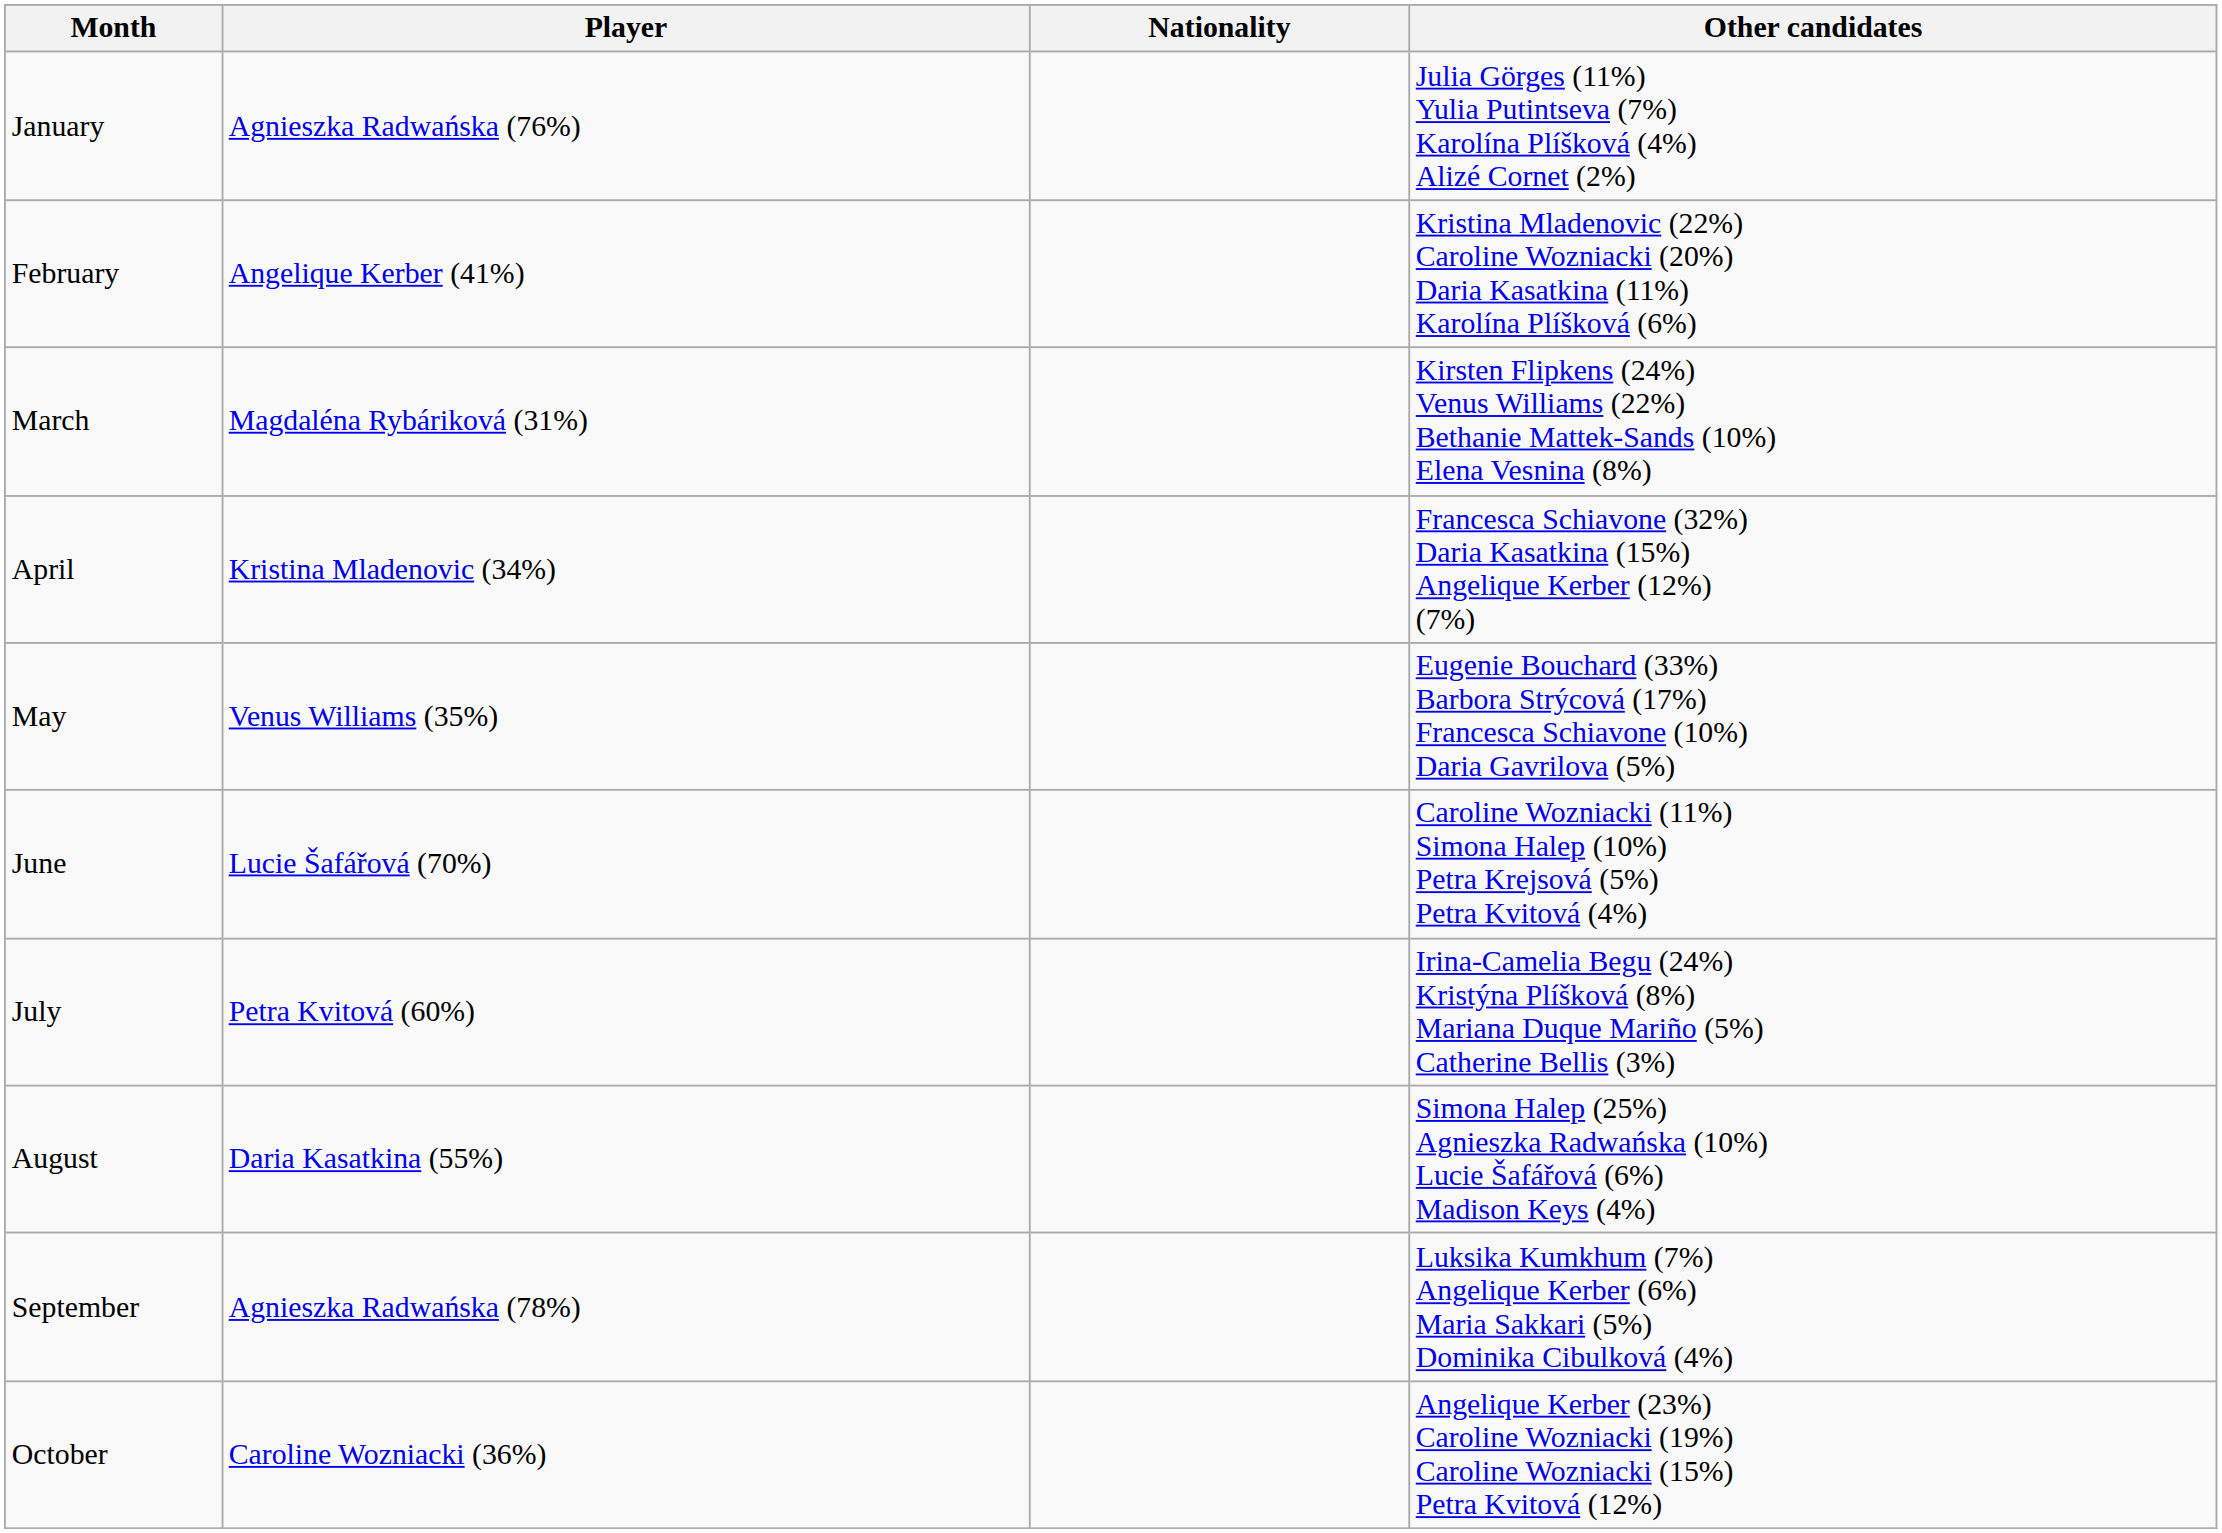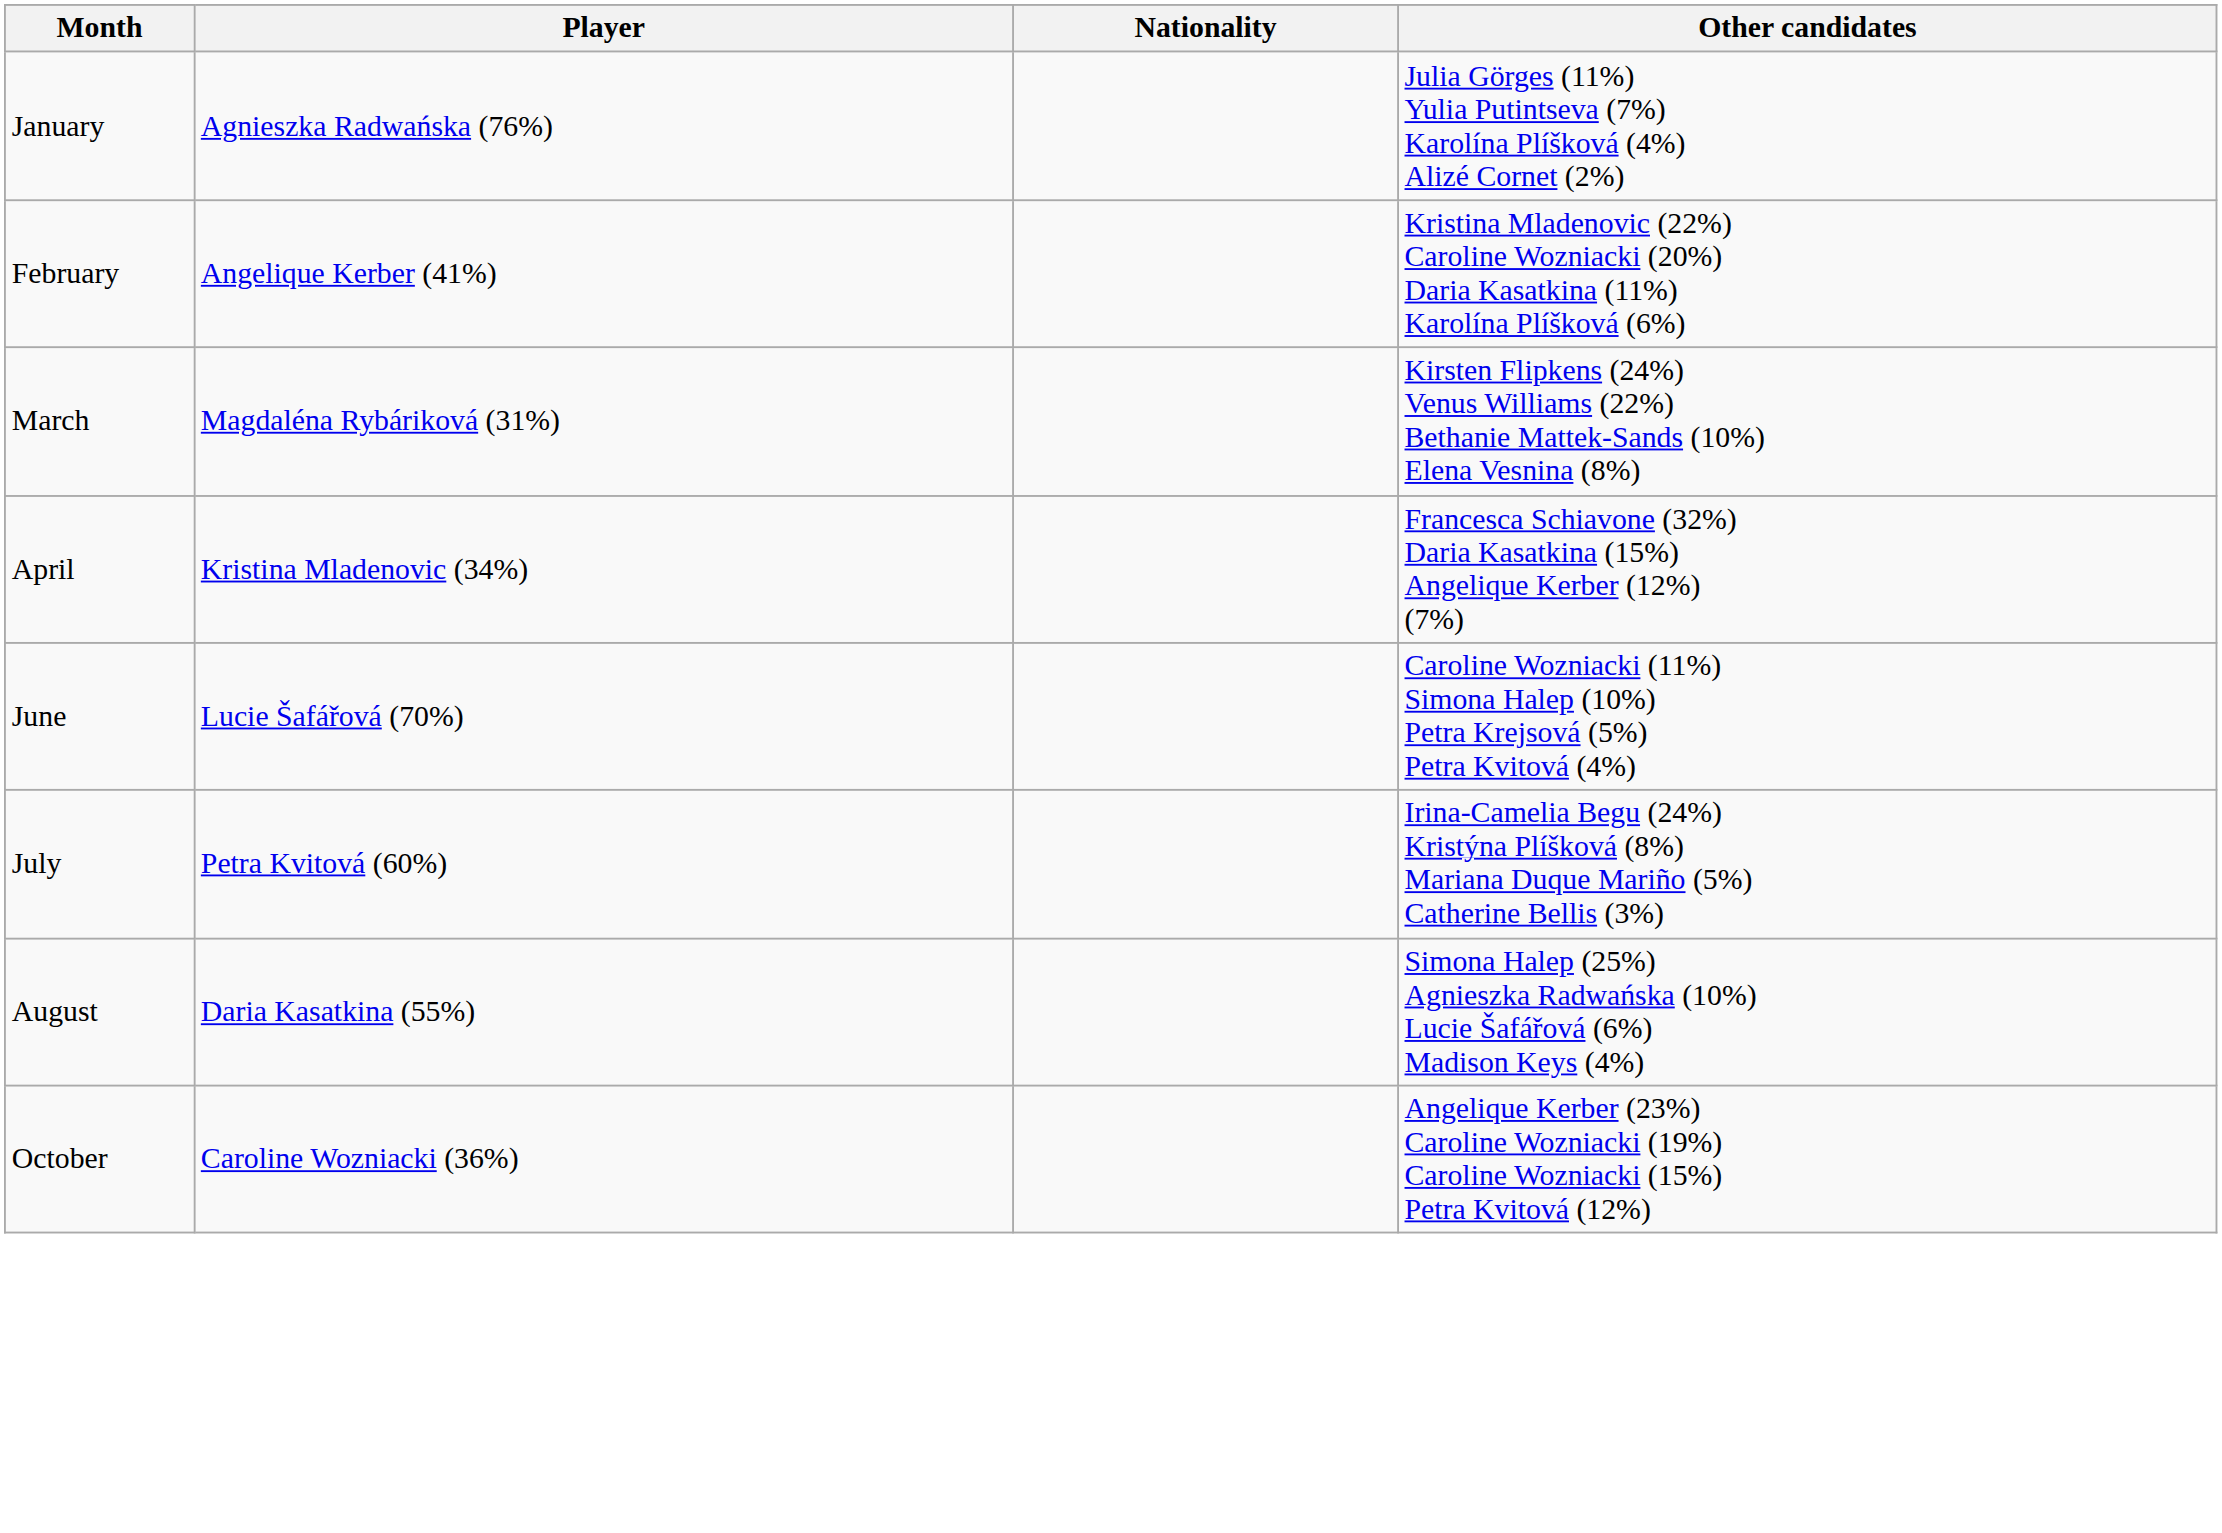- row: (39, 716)
- row: (75, 1306)
